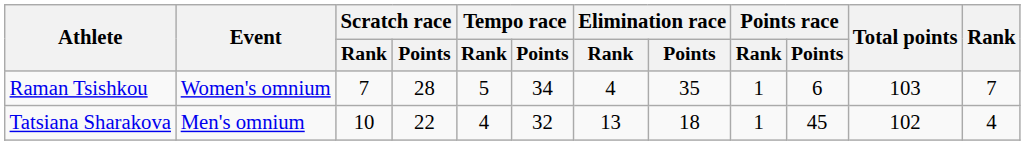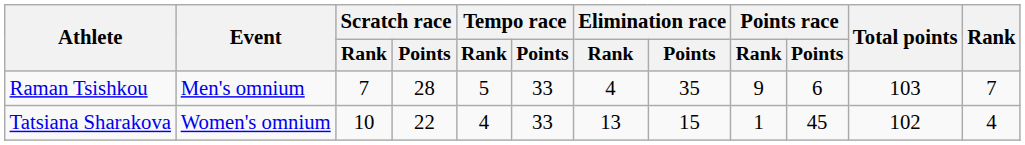(256, 88) Women's omnium -> (243, 88) Men's omnium
(542, 88) 34 -> (542, 88) 33
(759, 88) 1 -> (759, 88) 9
(243, 122) Men's omnium -> (256, 122) Women's omnium
(542, 122) 32 -> (542, 122) 33
(689, 122) 18 -> (689, 122) 15
